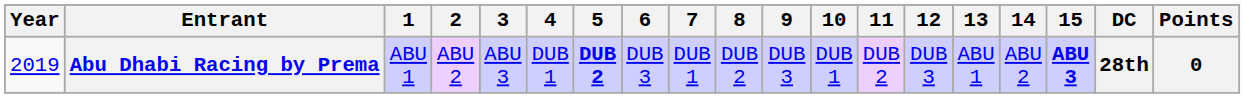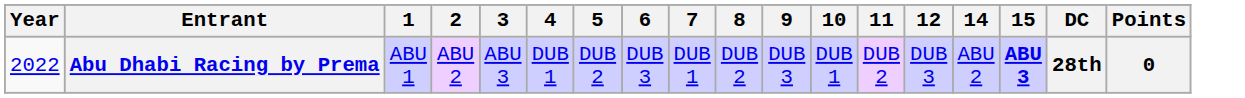- column: (976, 21)
(35, 65) 2019 -> (35, 65) 2022
(598, 65) bold -> (598, 65) normal
